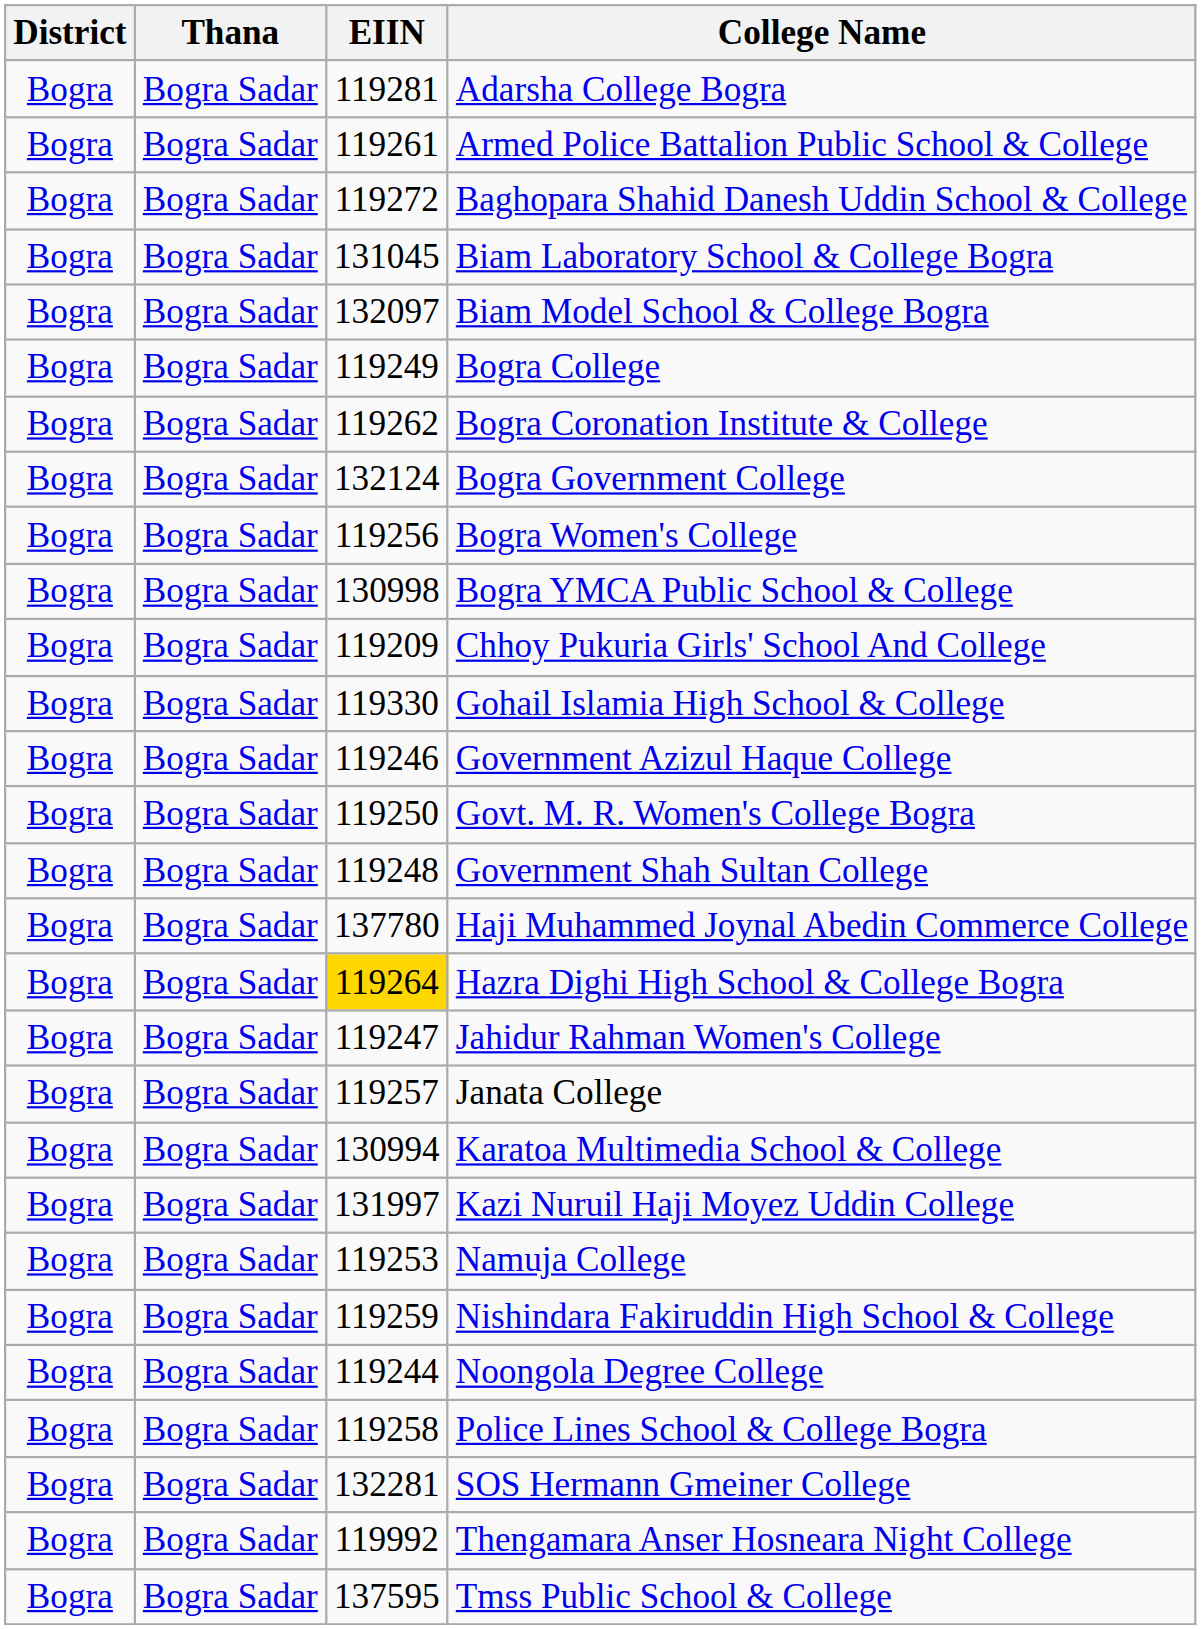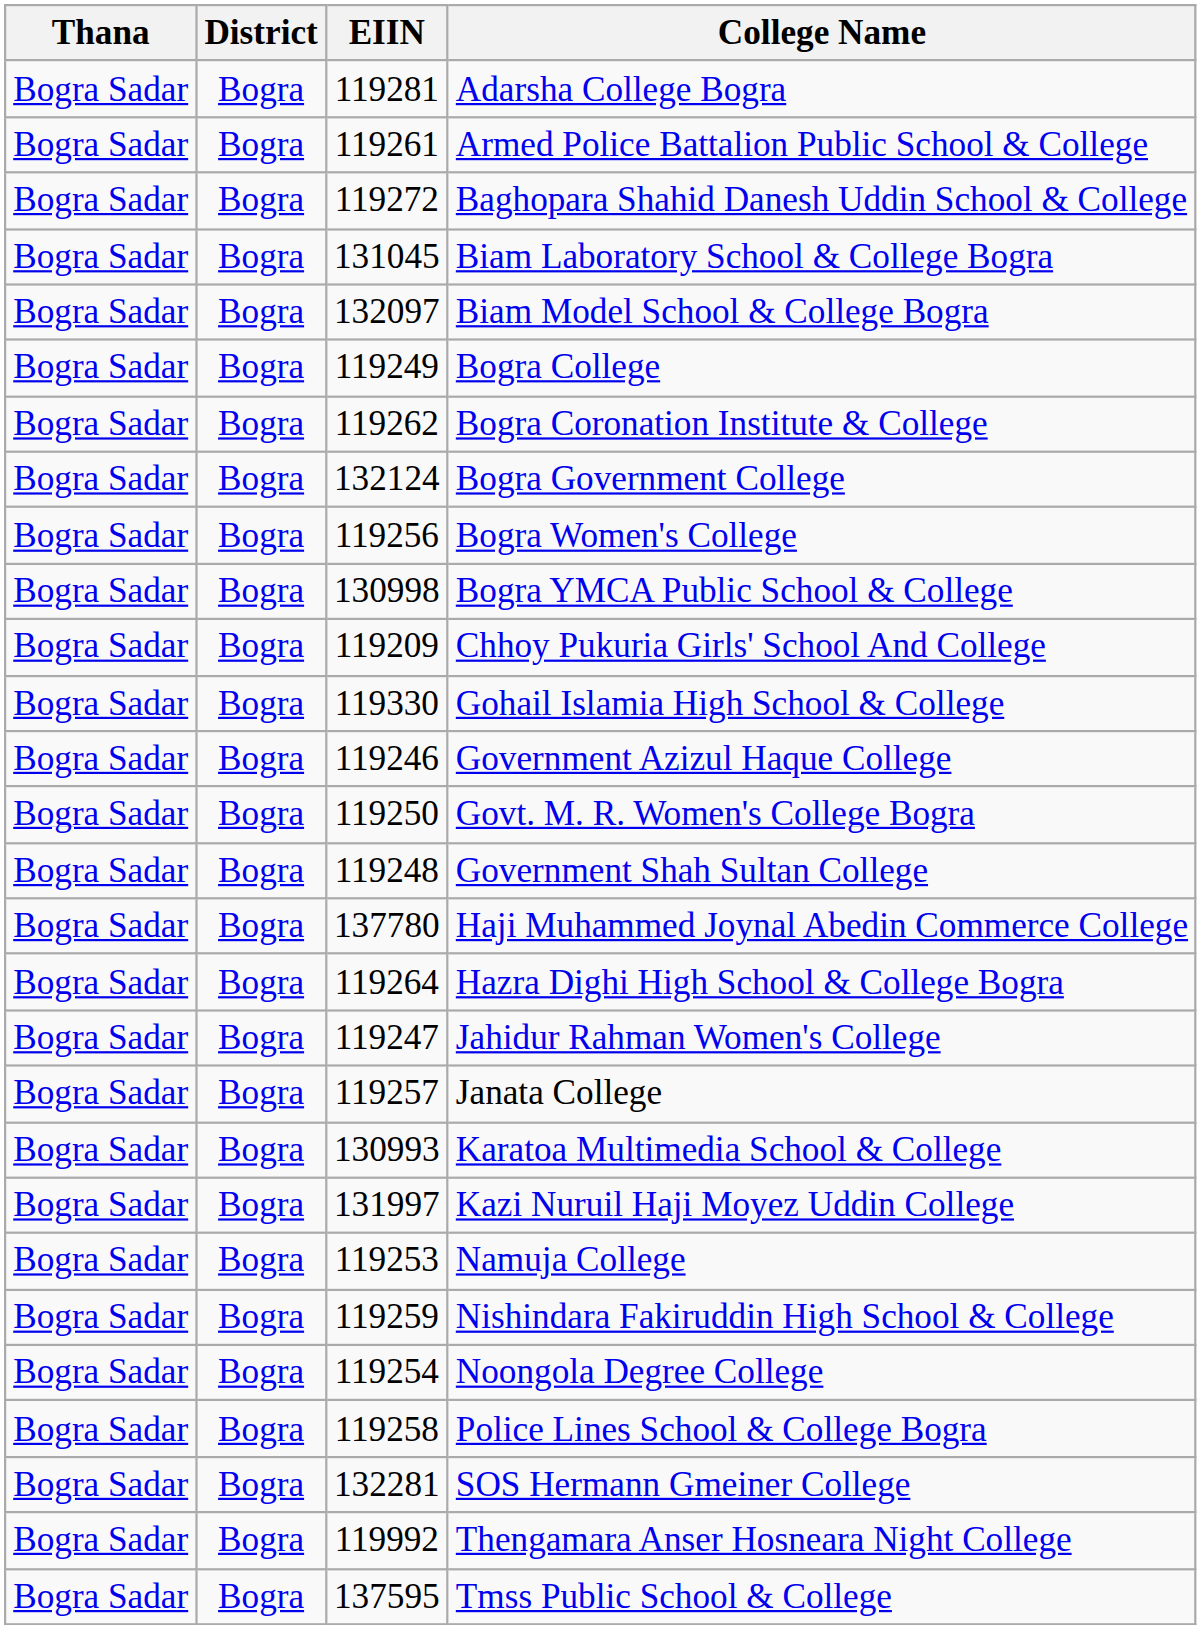columns swapped: (70, 32) <-> (230, 32)
(387, 981) gold background -> (387, 981) no background
(387, 1148) 130994 -> (387, 1148) 130993
(387, 1372) 119244 -> (387, 1372) 119254
